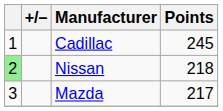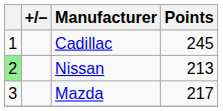(200, 68) 218 -> (200, 68) 213
